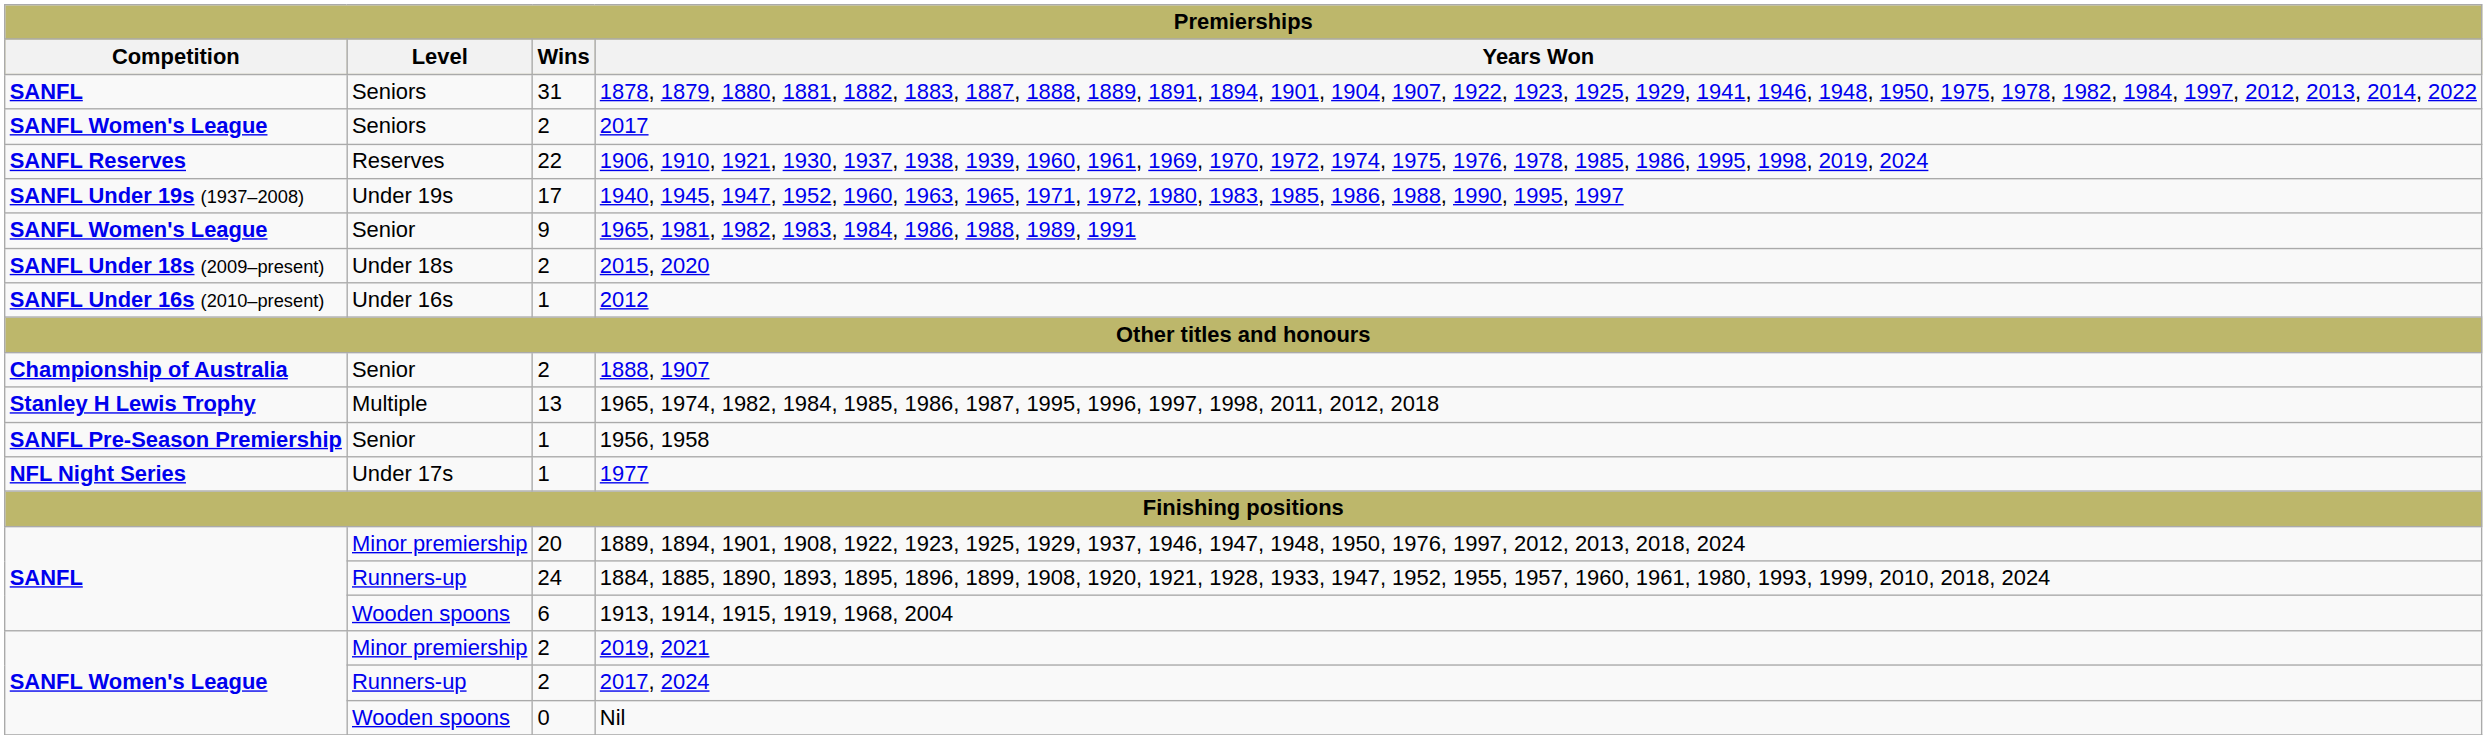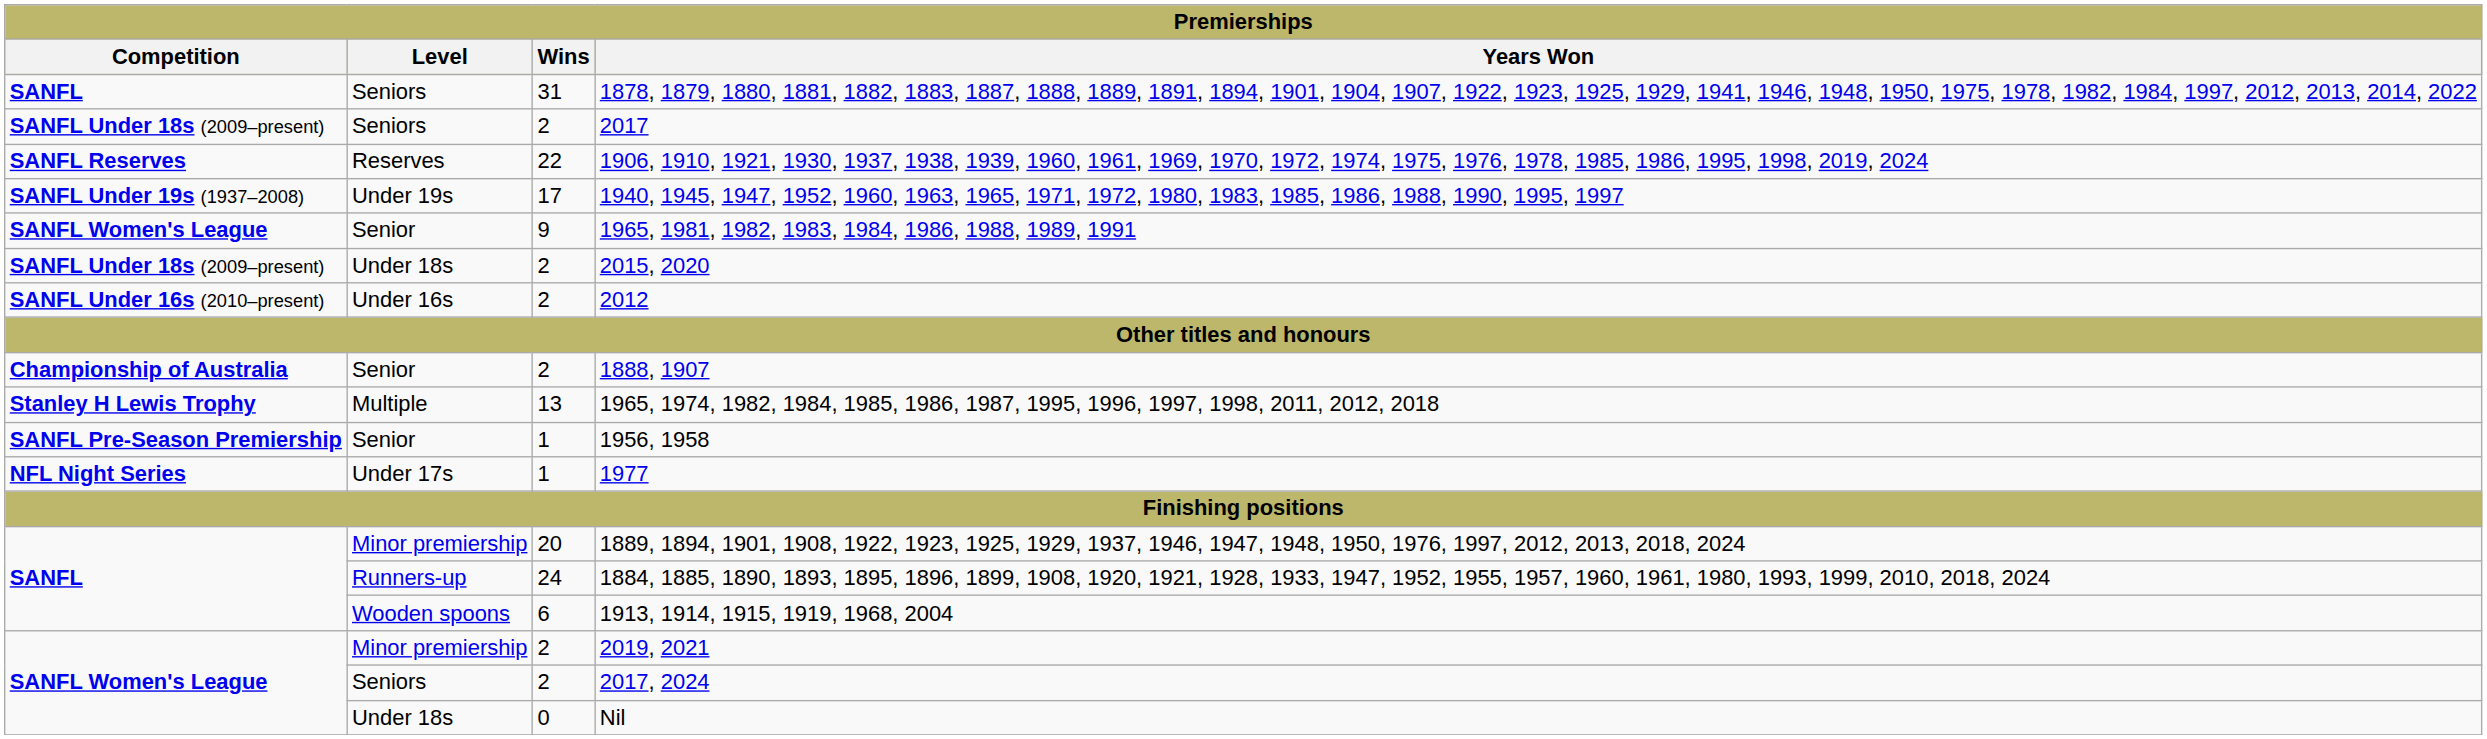(139, 126) SANFL Women's League -> (167, 126) SANFL Under 18s (2009–present)
(544, 299) 1 -> (544, 299) 2
(409, 682) Runners-up -> (389, 682) Seniors
(431, 717) Wooden spoons -> (403, 717) Under 18s
